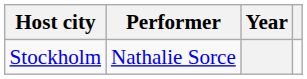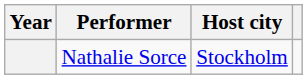columns swapped: (267, 22) <-> (55, 22)
